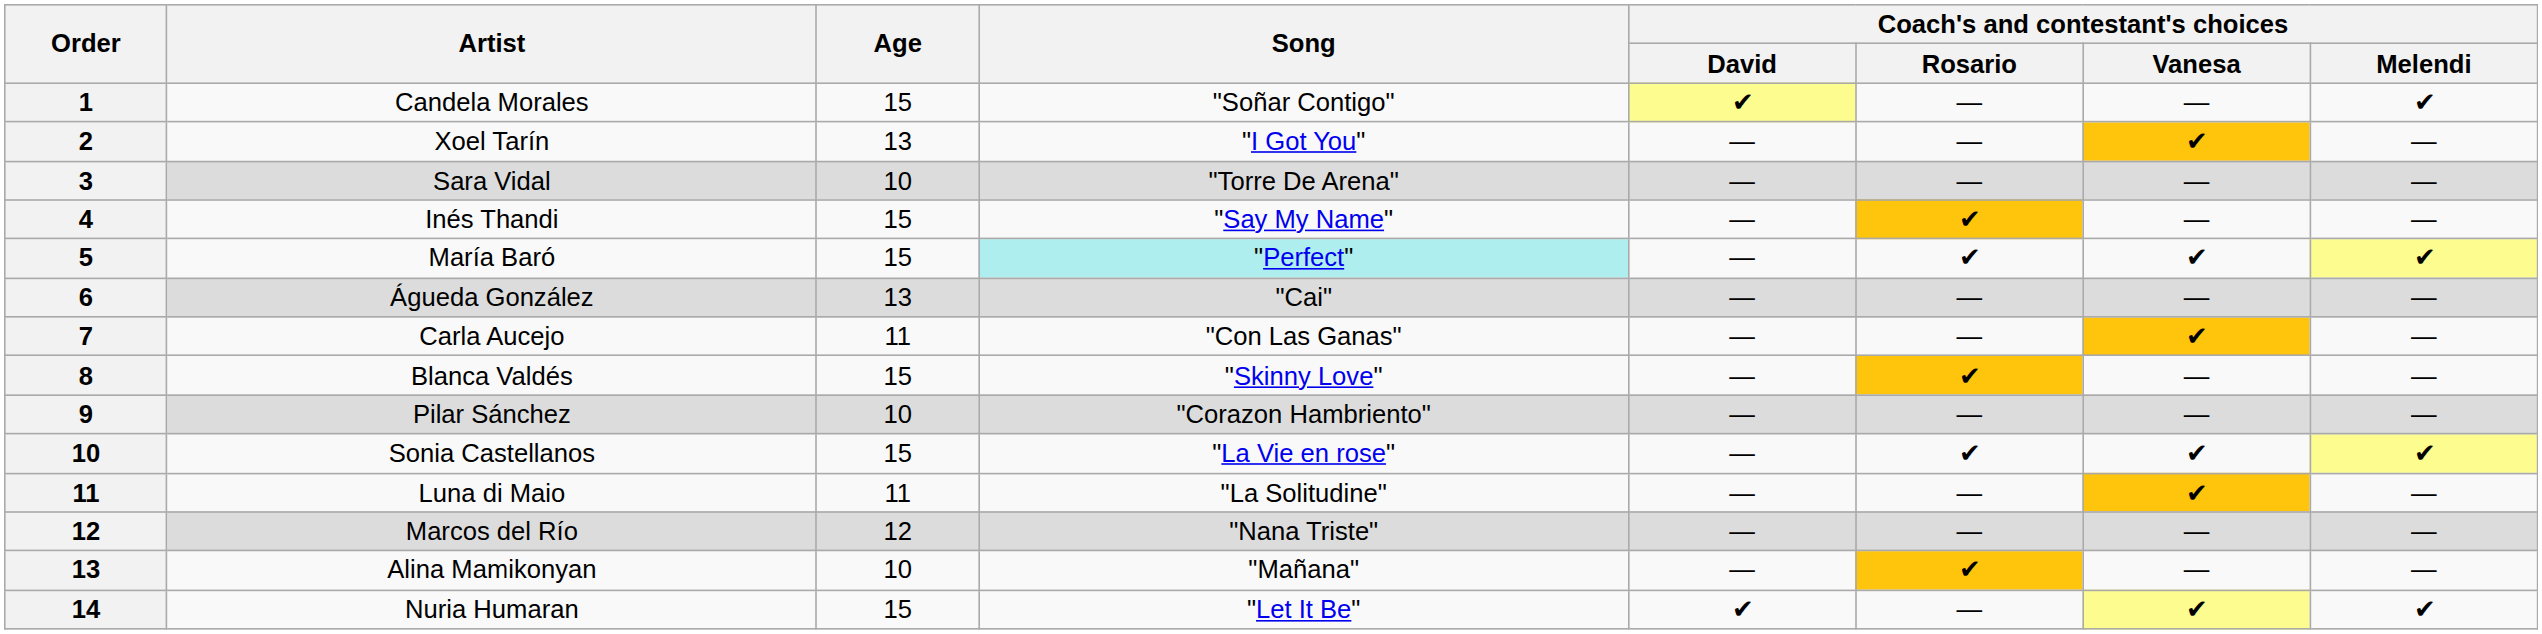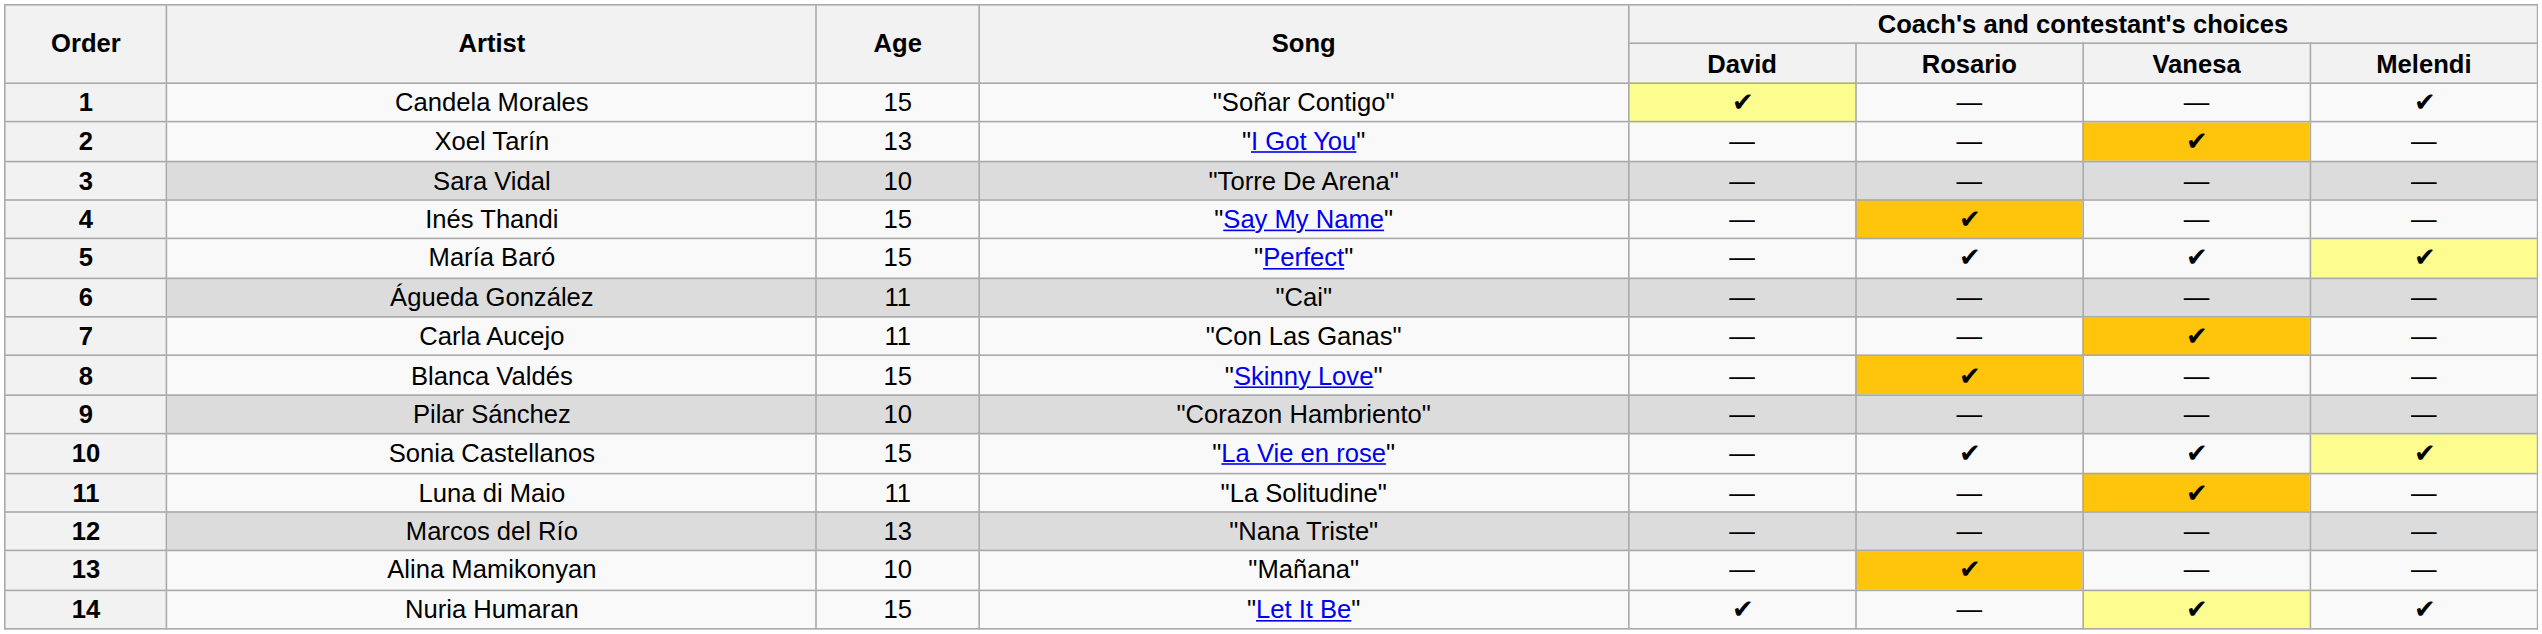(1304, 258) paleturquoise background -> (1304, 258) no background
(898, 297) 13 -> (898, 297) 11
(898, 531) 12 -> (898, 531) 13
